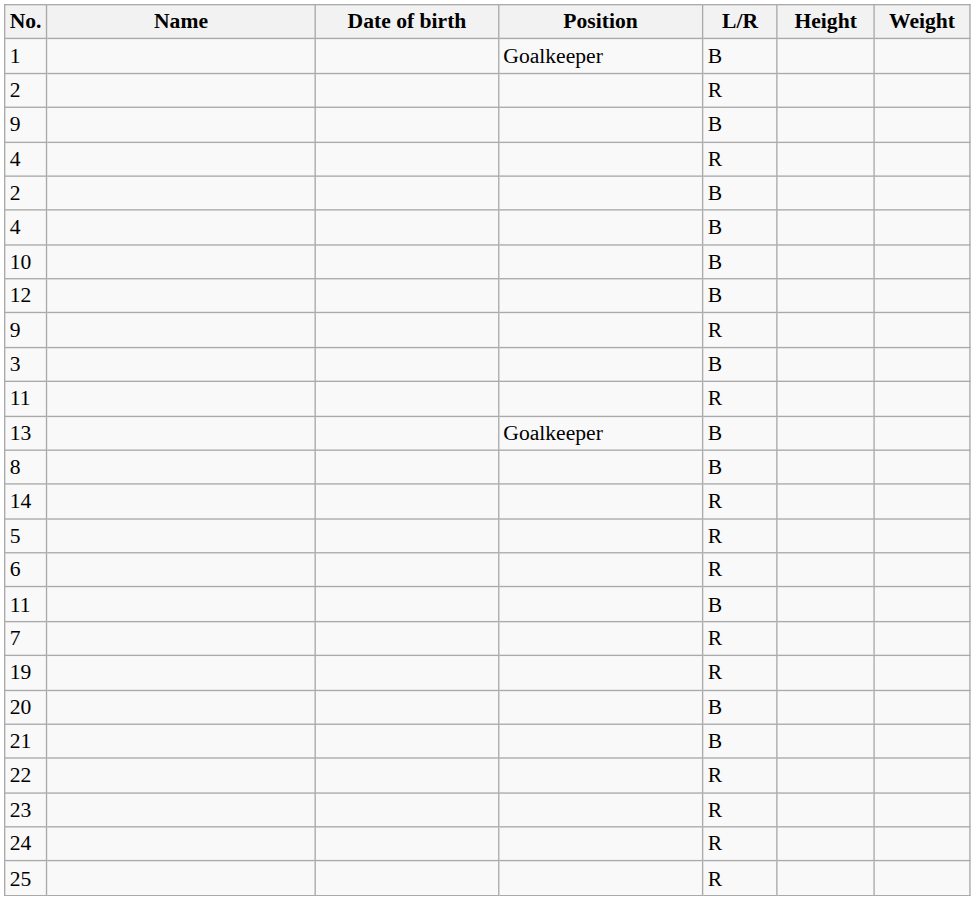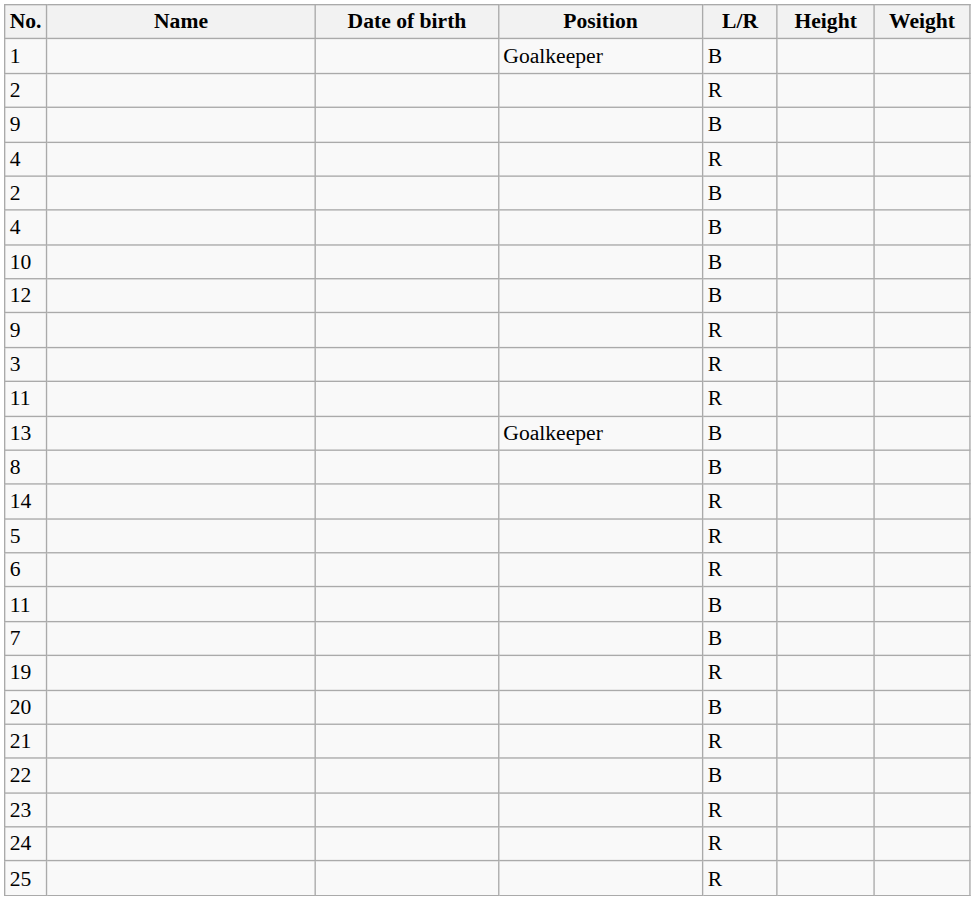(715, 364) B -> (715, 364) R
(715, 638) R -> (715, 638) B
(715, 741) B -> (715, 741) R
(715, 775) R -> (715, 775) B
